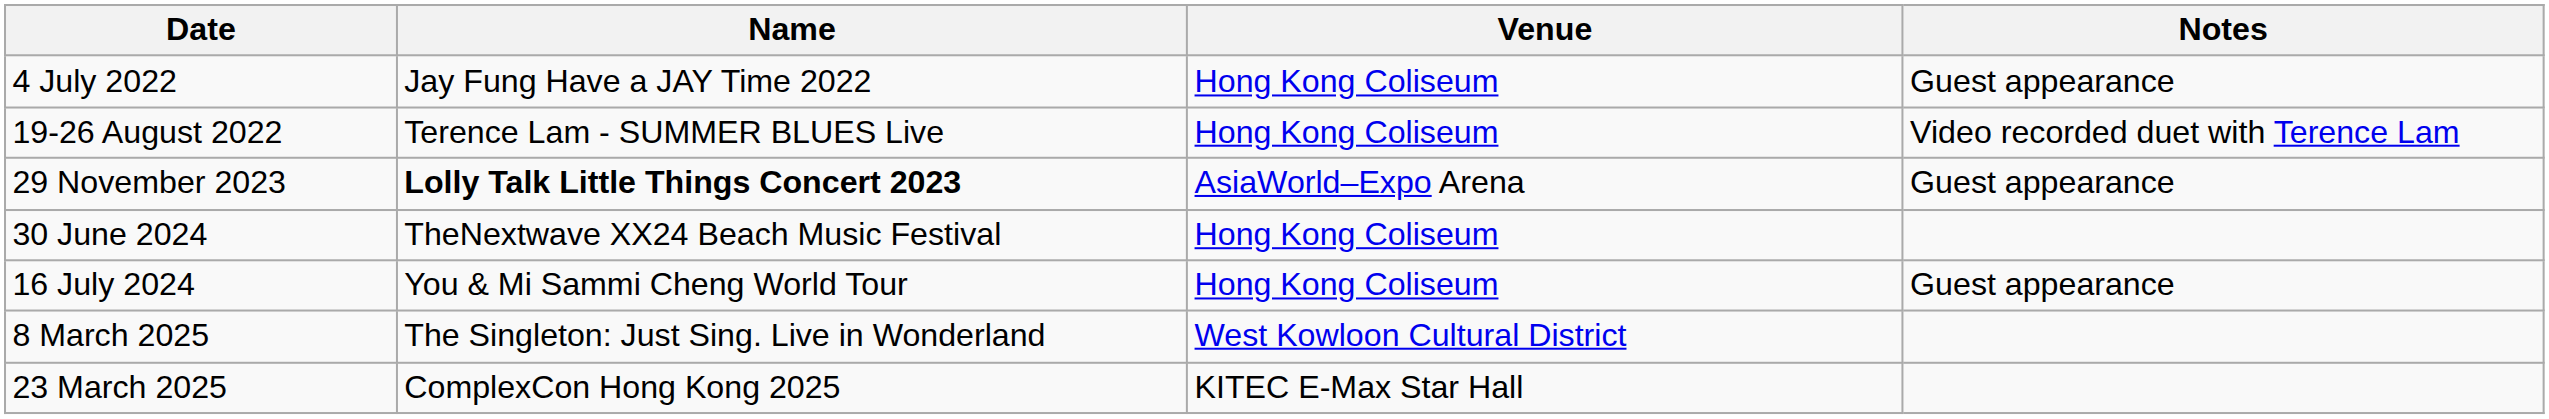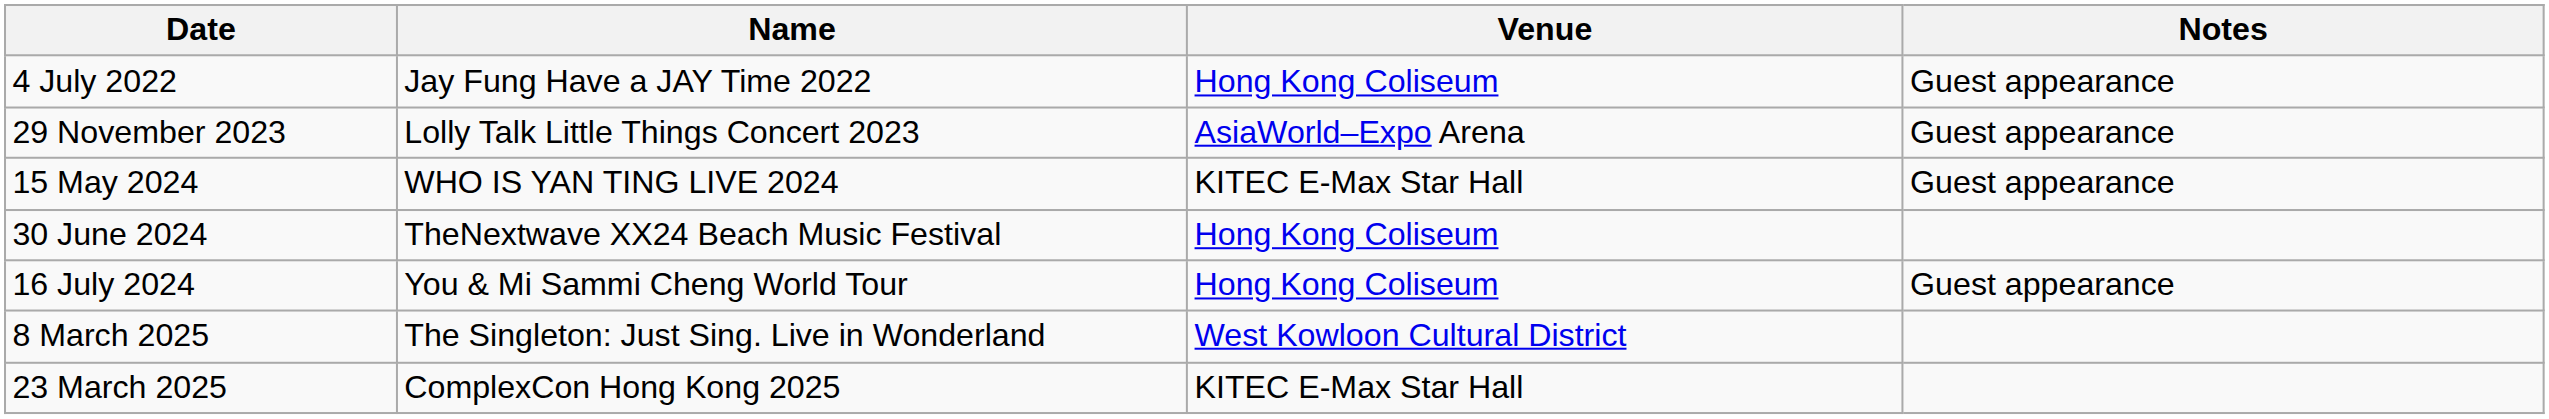- row: (147, 132)
(683, 183) bold -> (662, 132) normal
+ row: (105, 183)
